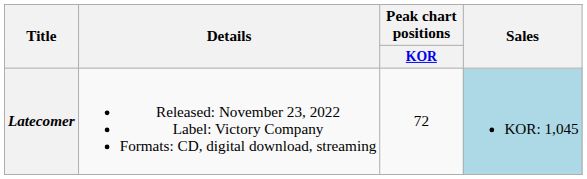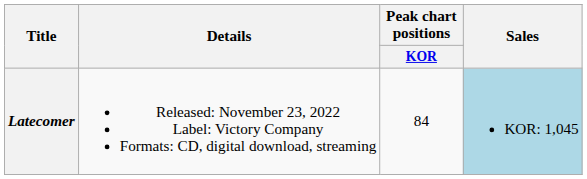(421, 121) 72 -> (421, 121) 84
